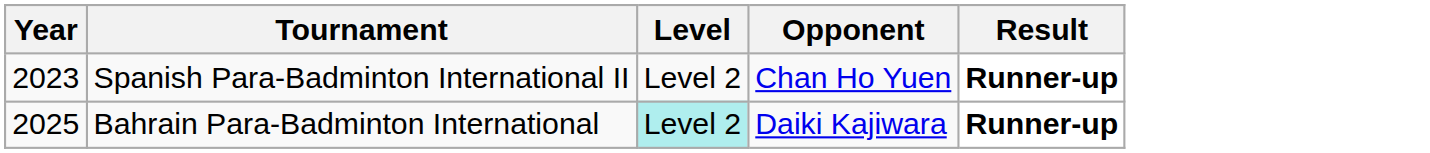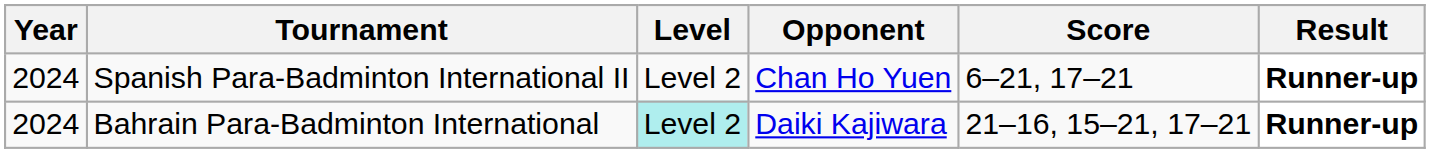+ column: (1108, 29)
(46, 77) 2023 -> (46, 77) 2024
(46, 125) 2025 -> (46, 125) 2024
